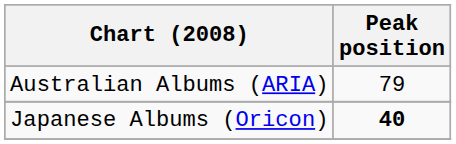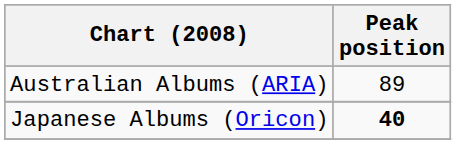(392, 84) 79 -> (392, 84) 89
